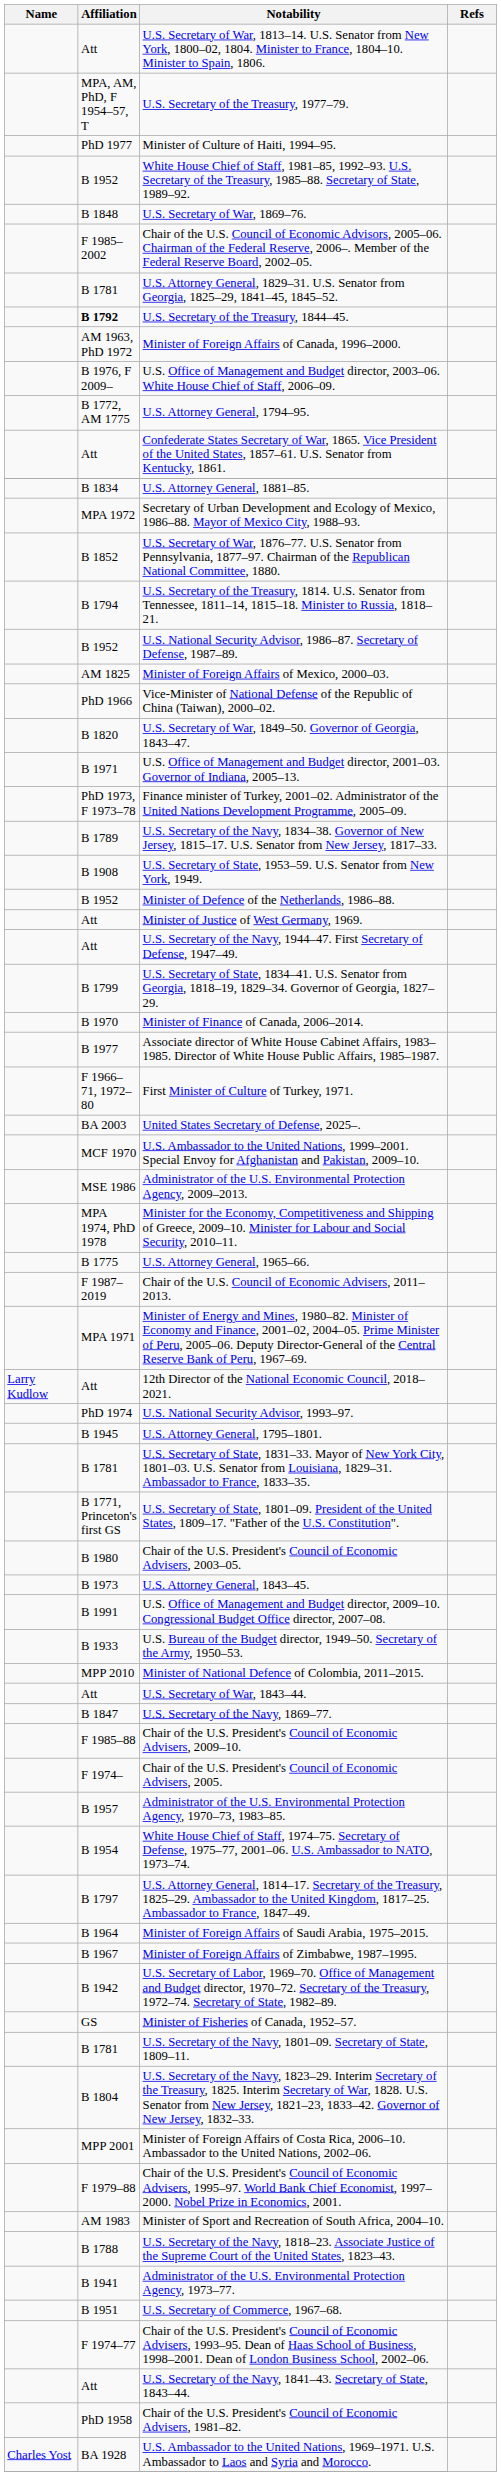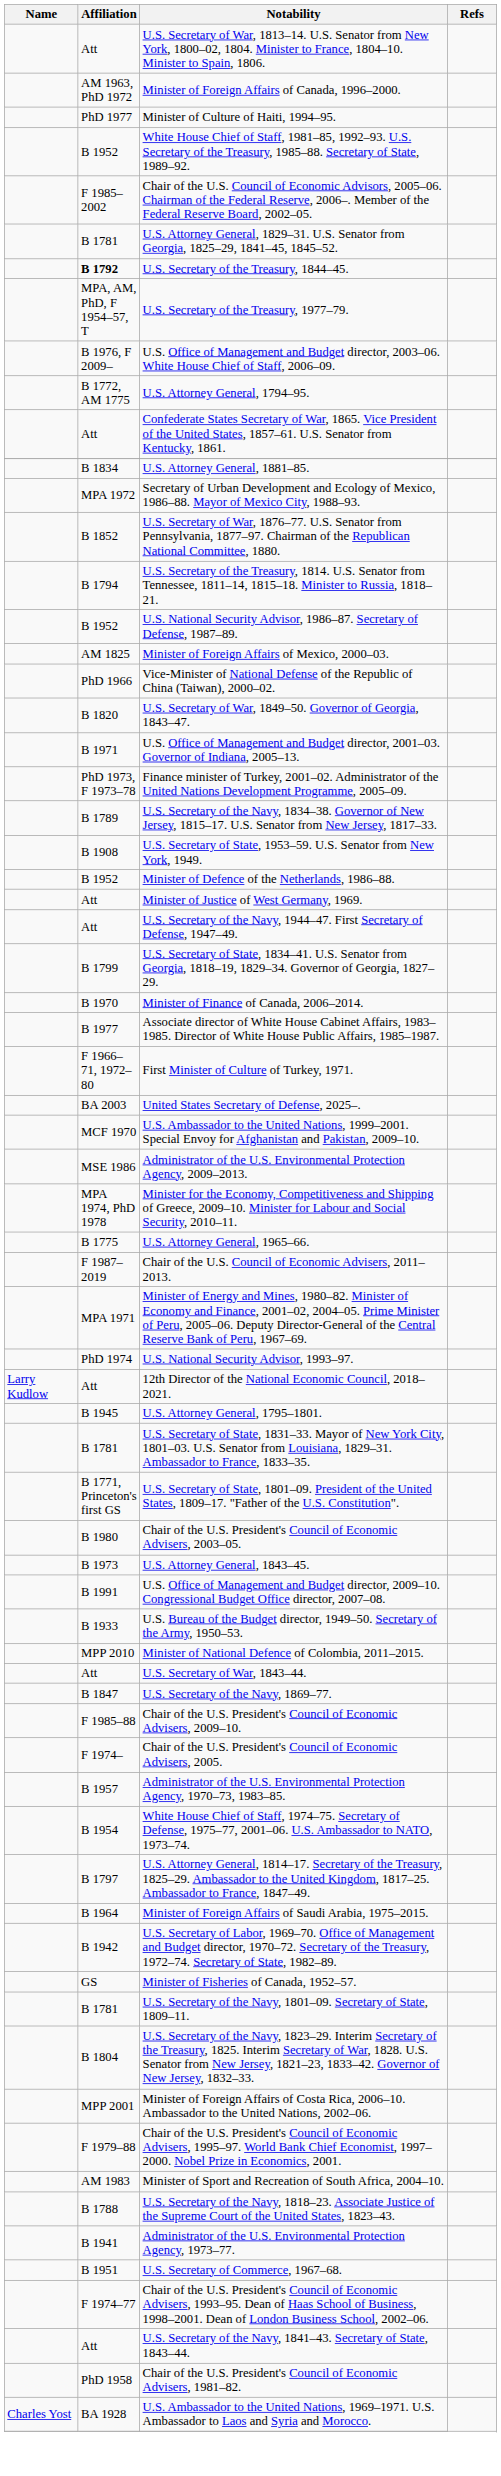rows swapped: (272, 344) <-> (246, 104)
- row: (225, 214)
rows swapped: (284, 1386) <-> (248, 1413)
- row: (280, 1953)
